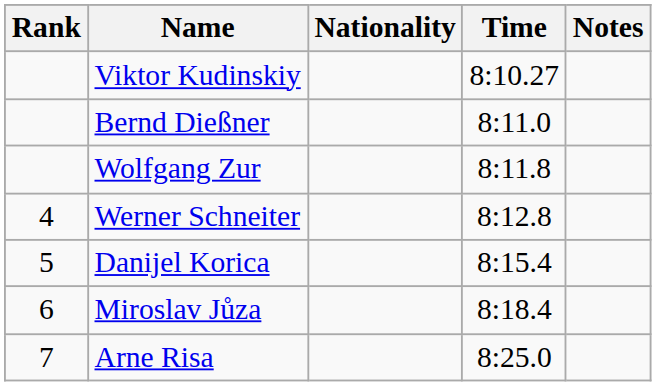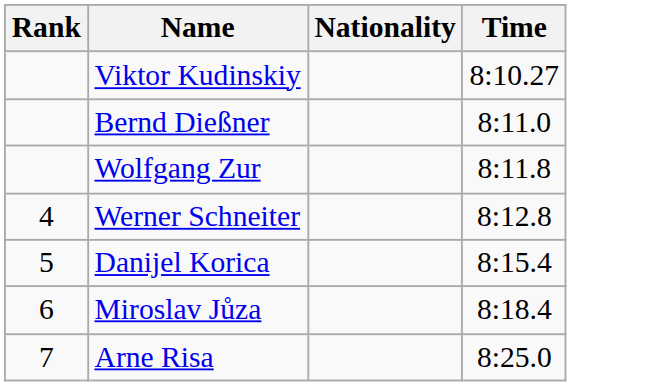- column: (608, 27)
